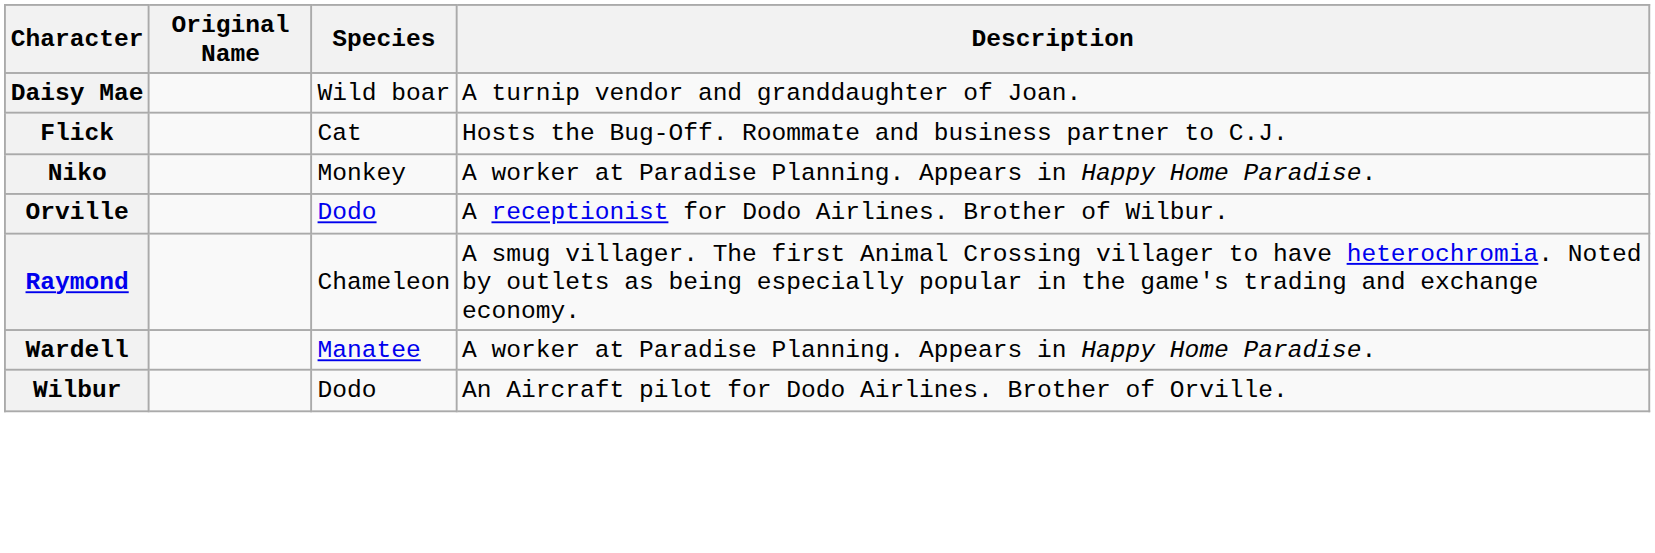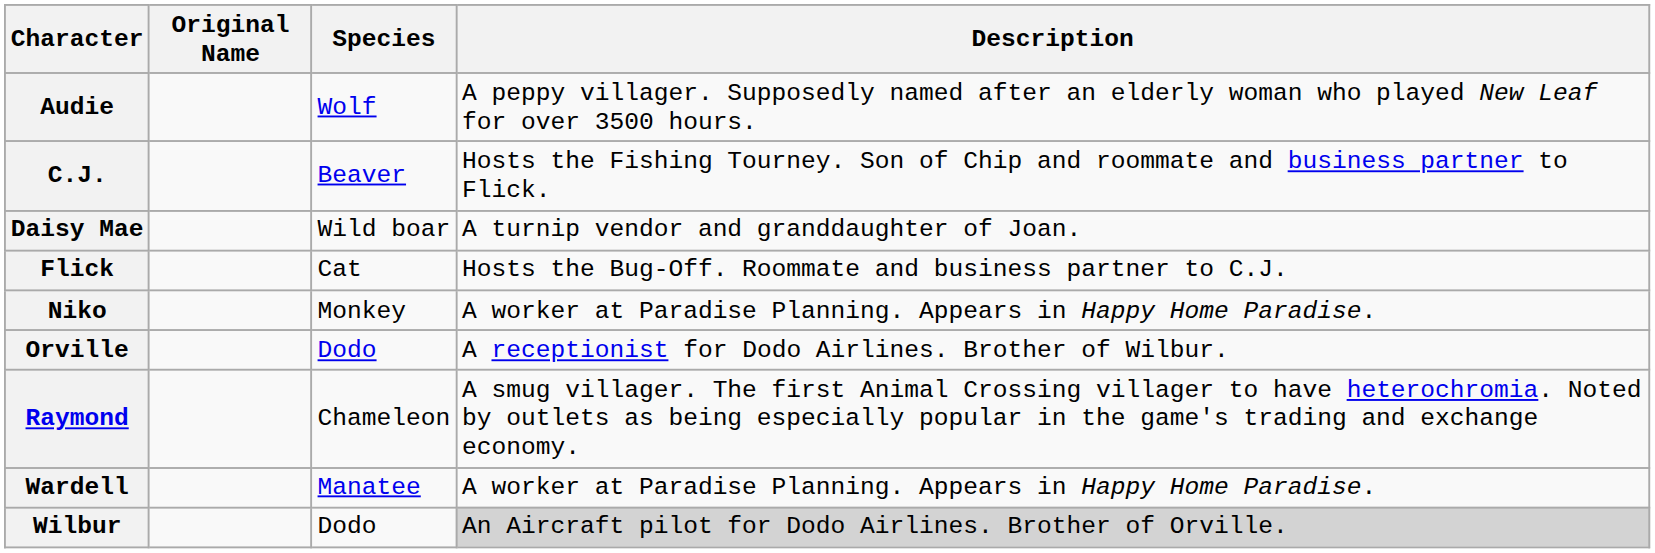+ row: (77, 108)
+ row: (77, 176)
(875, 390) no background -> (875, 527) lightgrey background
